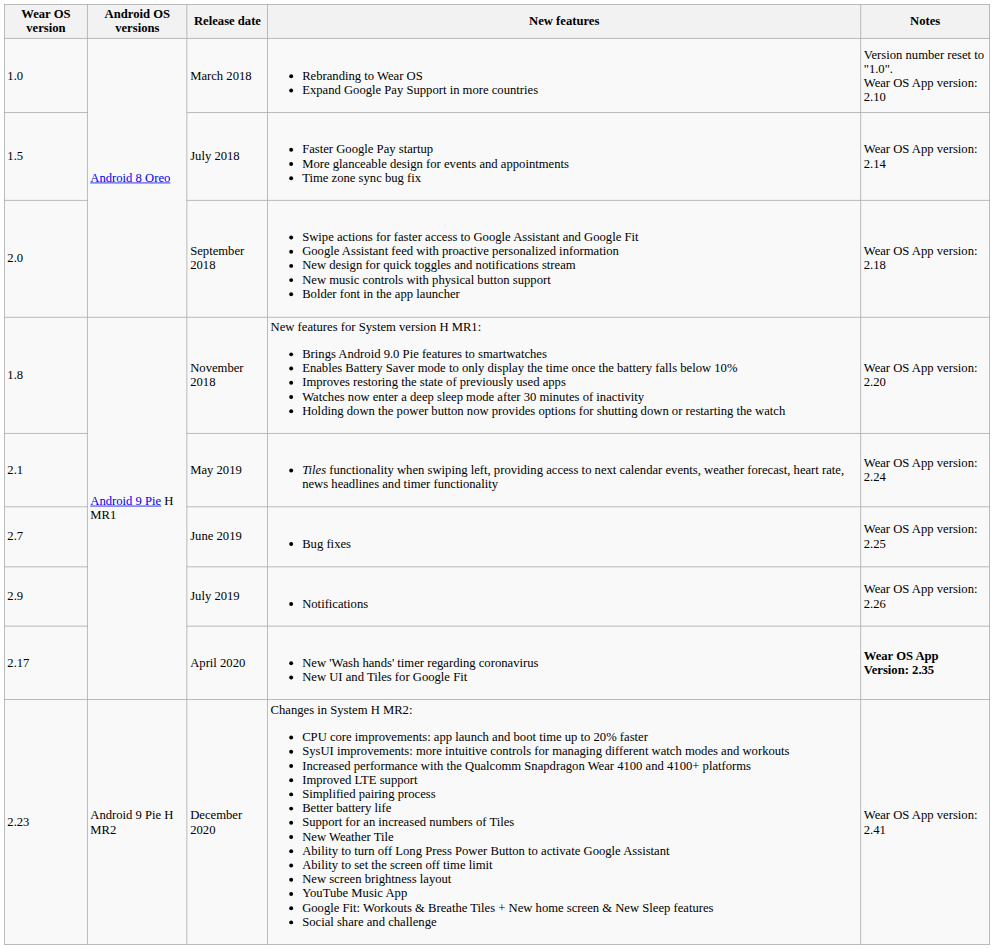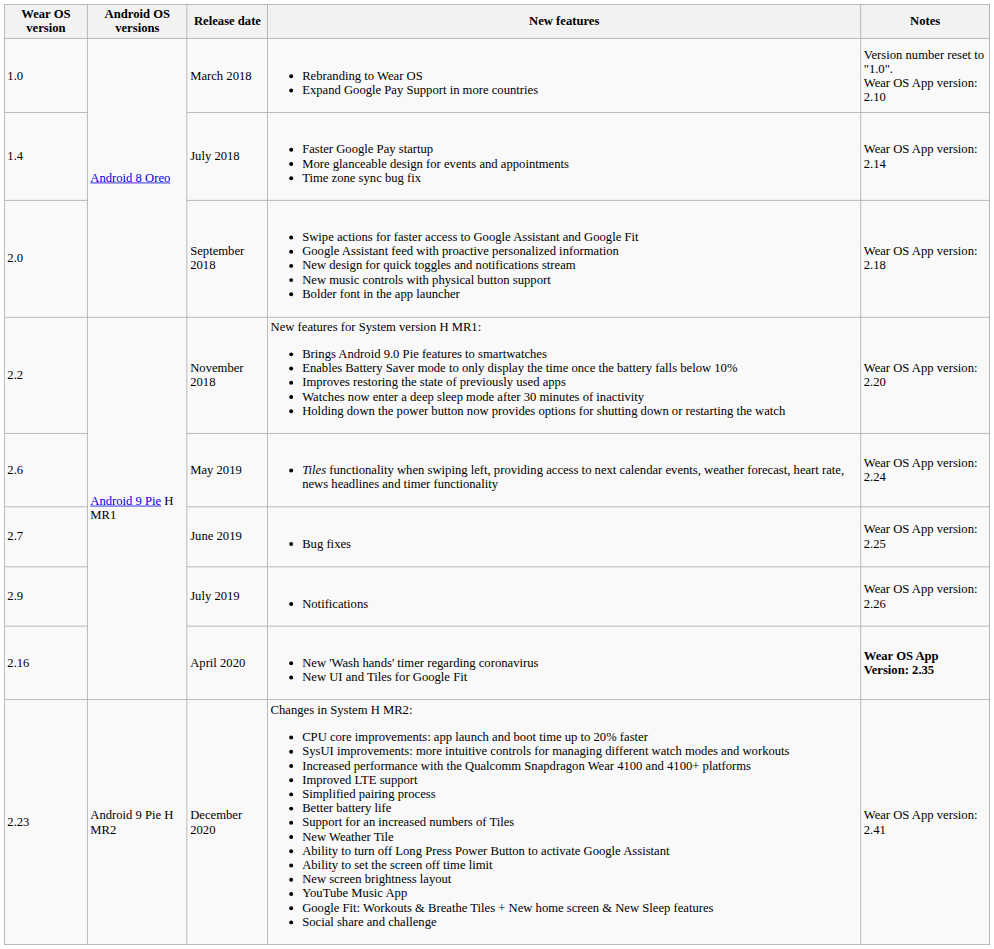(15, 156) 1.5 -> (15, 156) 1.4
(15, 375) 1.8 -> (15, 375) 2.2
(15, 470) 2.1 -> (15, 470) 2.6
(18, 663) 2.17 -> (18, 663) 2.16
